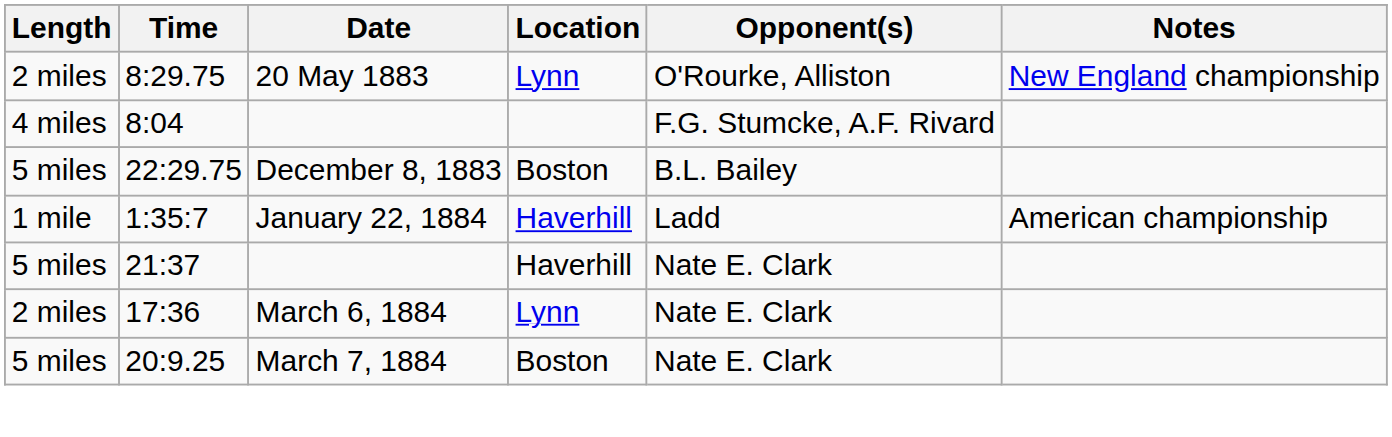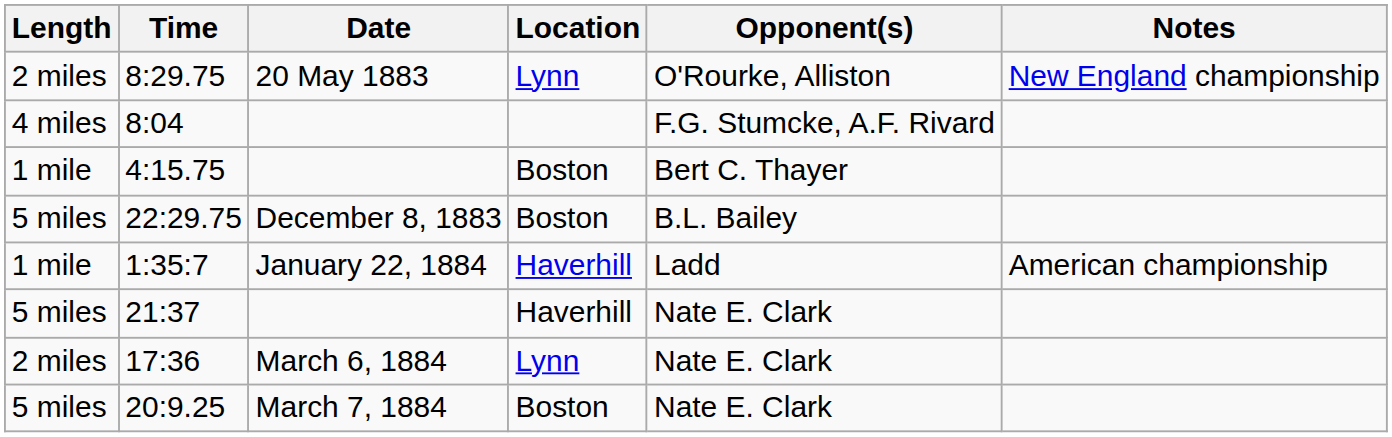+ row: (175, 170)
